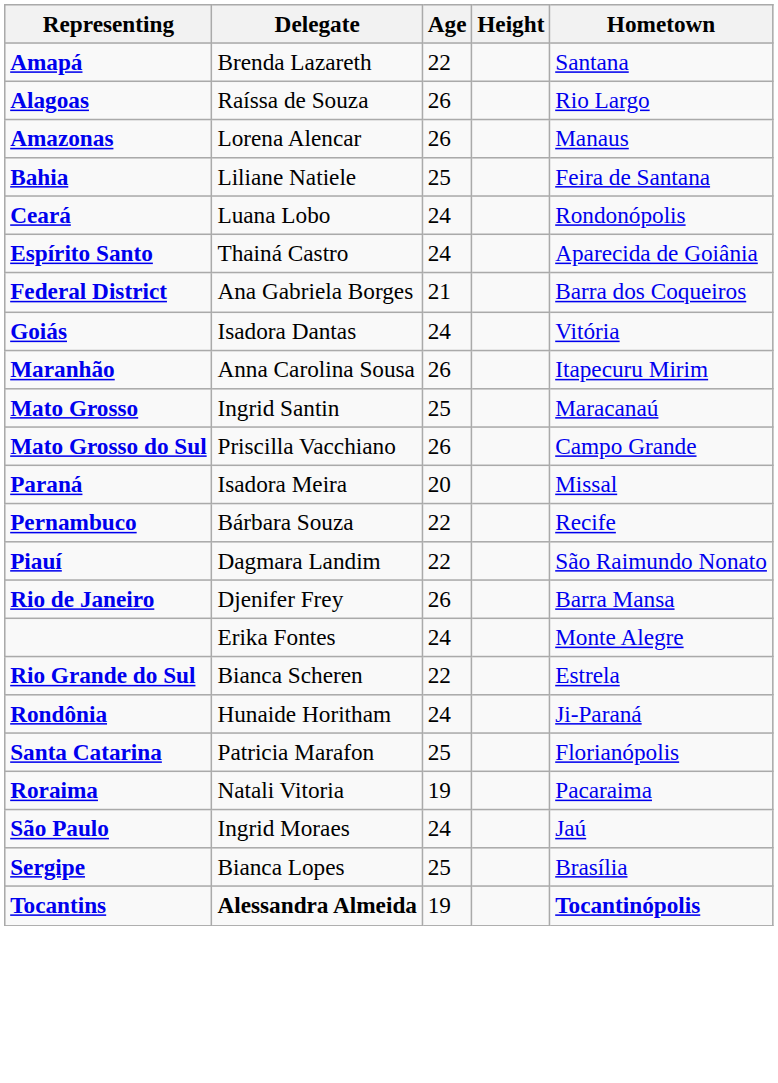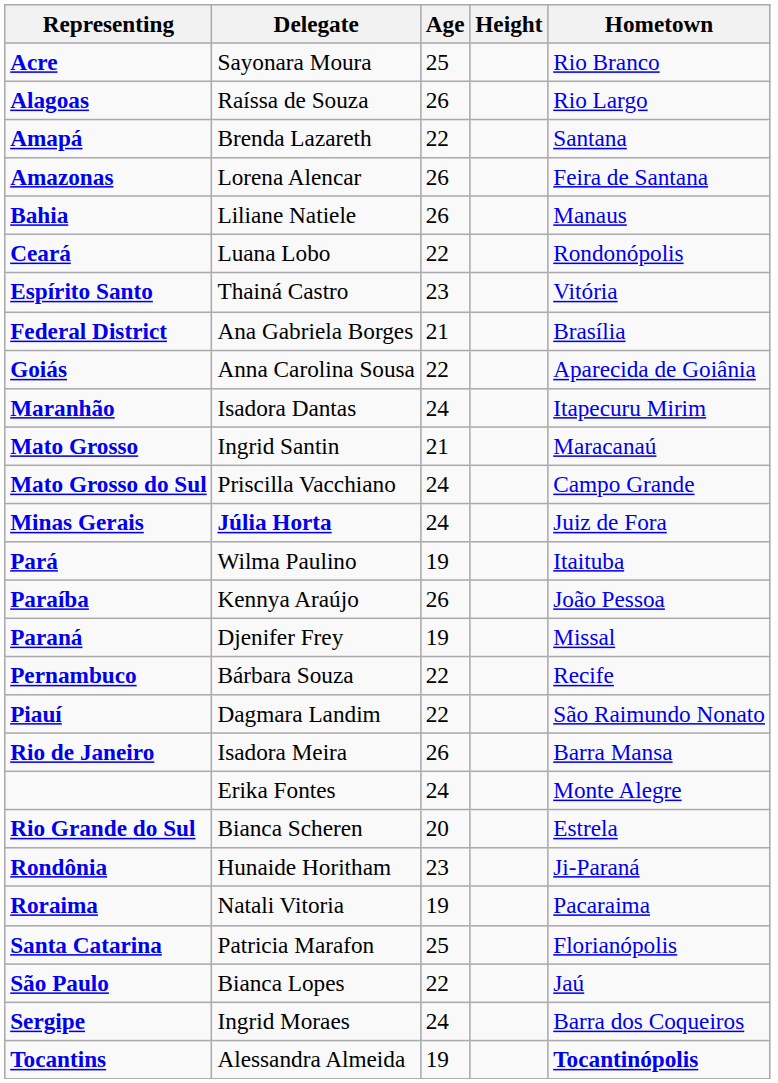+ row: (34, 62)
rows swapped: (50, 100) <-> (46, 62)
(592, 138) Manaus -> (631, 177) Feira de Santana
(439, 177) 25 -> (437, 215) 26
(633, 177) Feira de Santana -> (590, 215) Manaus
(439, 215) 24 -> (437, 253) 22
(439, 253) 24 -> (437, 292) 23
(656, 253) Aparecida de Goiânia -> (585, 292) Vitória
(651, 292) Barra dos Coqueiros -> (589, 330) Brasília
(287, 330) Isadora Dantas -> (316, 368) Anna Carolina Sousa
(439, 330) 24 -> (437, 368) 22
(587, 330) Vitória -> (655, 368) Aparecida de Goiânia
(316, 368) Anna Carolina Sousa -> (287, 407) Isadora Dantas
(439, 368) 26 -> (437, 407) 24
(439, 407) 25 -> (437, 445) 21
(439, 445) 26 -> (437, 484) 24
+ row: (77, 522)
+ row: (34, 560)
+ row: (50, 599)
(282, 484) Isadora Meira -> (280, 637) Djenifer Frey
(439, 484) 20 -> (437, 637) 19
(280, 599) Djenifer Frey -> (282, 752) Isadora Meira
(439, 675) 22 -> (437, 829) 20
(439, 714) 24 -> (437, 867) 23
rows swapped: (54, 790) <-> (86, 752)
(284, 829) Ingrid Moraes -> (281, 982) Bianca Lopes
(439, 829) 24 -> (437, 982) 22
(281, 867) Bianca Lopes -> (284, 1020) Ingrid Moraes
(439, 867) 25 -> (437, 1020) 24
(591, 867) Brasília -> (649, 1020) Barra dos Coqueiros
(317, 905) bold -> (311, 1059) normal
